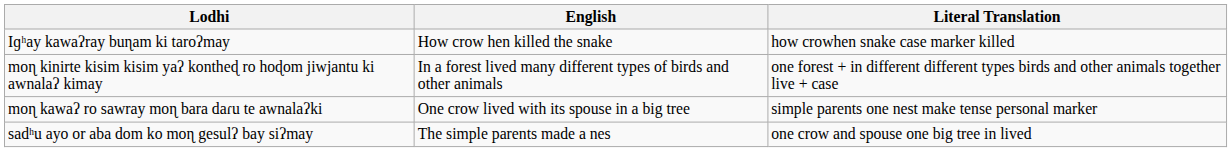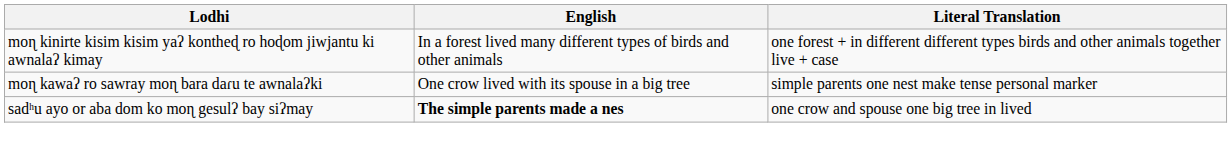- row: (119, 41)
(514, 134) normal -> (521, 109) bold
